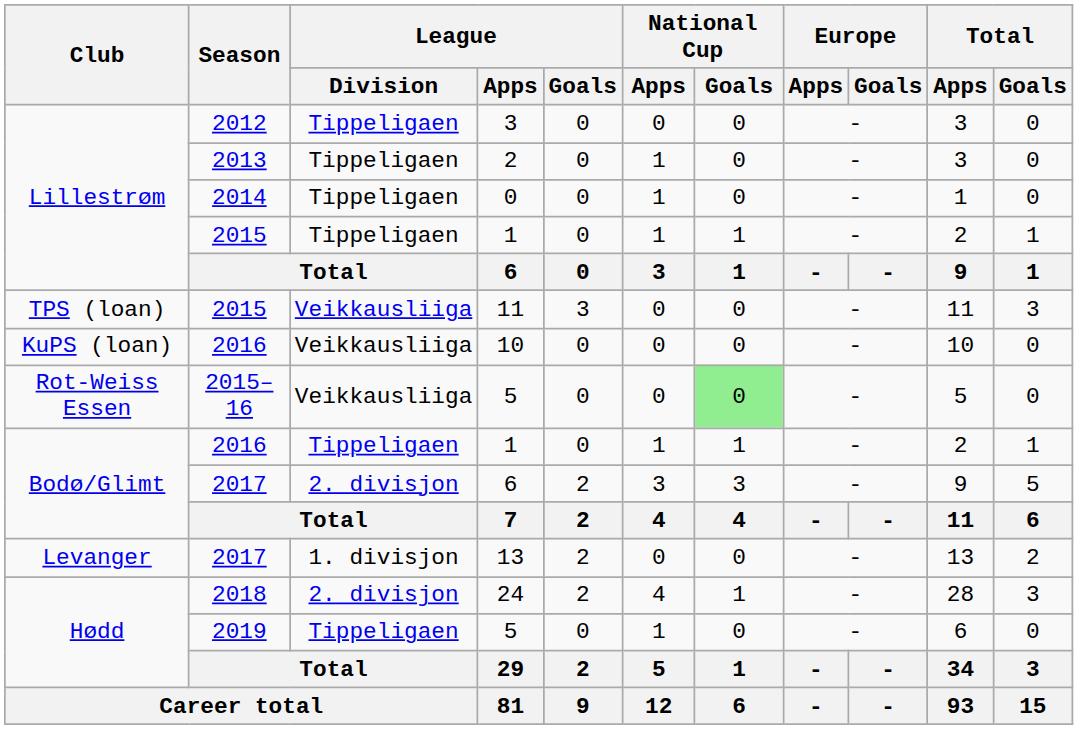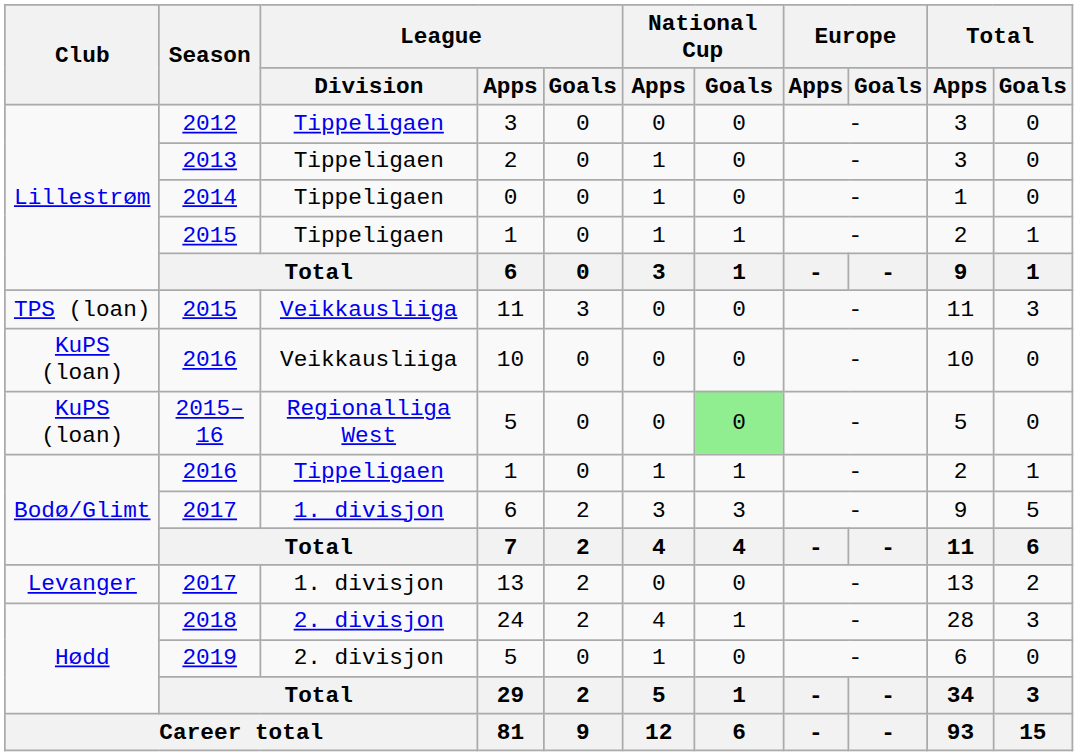(97, 396) Rot-Weiss Essen -> (82, 423) KuPS (loan)
(384, 396) Veikkausliiga -> (369, 423) Regionalliga West
(384, 484) 2. divisjon -> (369, 510) 1. divisjon
(384, 632) Tippeligaen -> (369, 658) 2. divisjon
